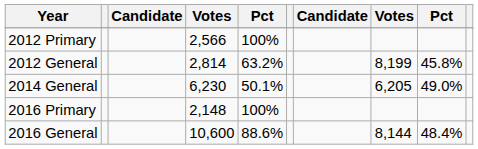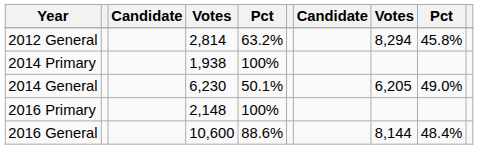- row: (52, 39)
(393, 63) 8,199 -> (393, 39) 8,294
+ row: (52, 63)
